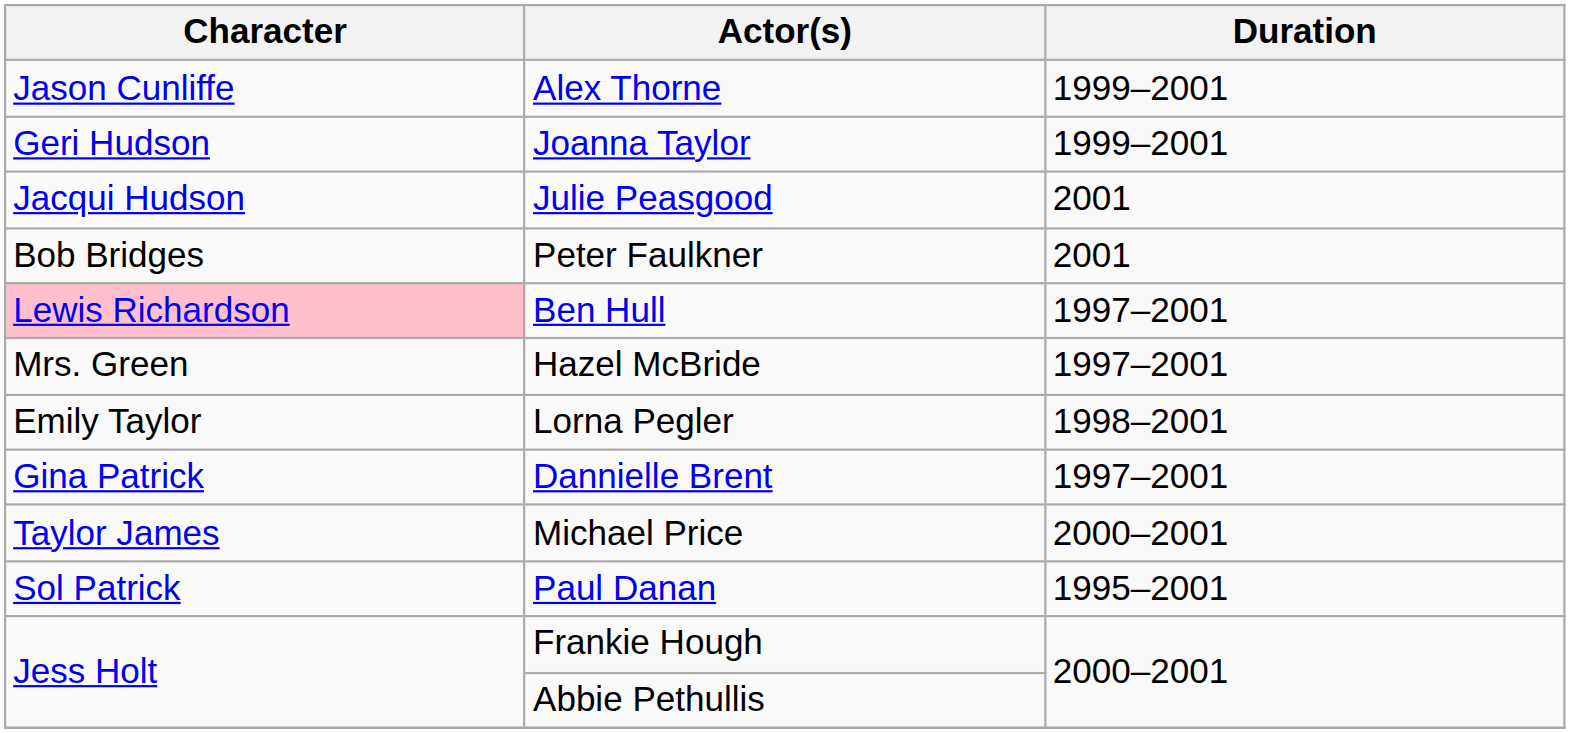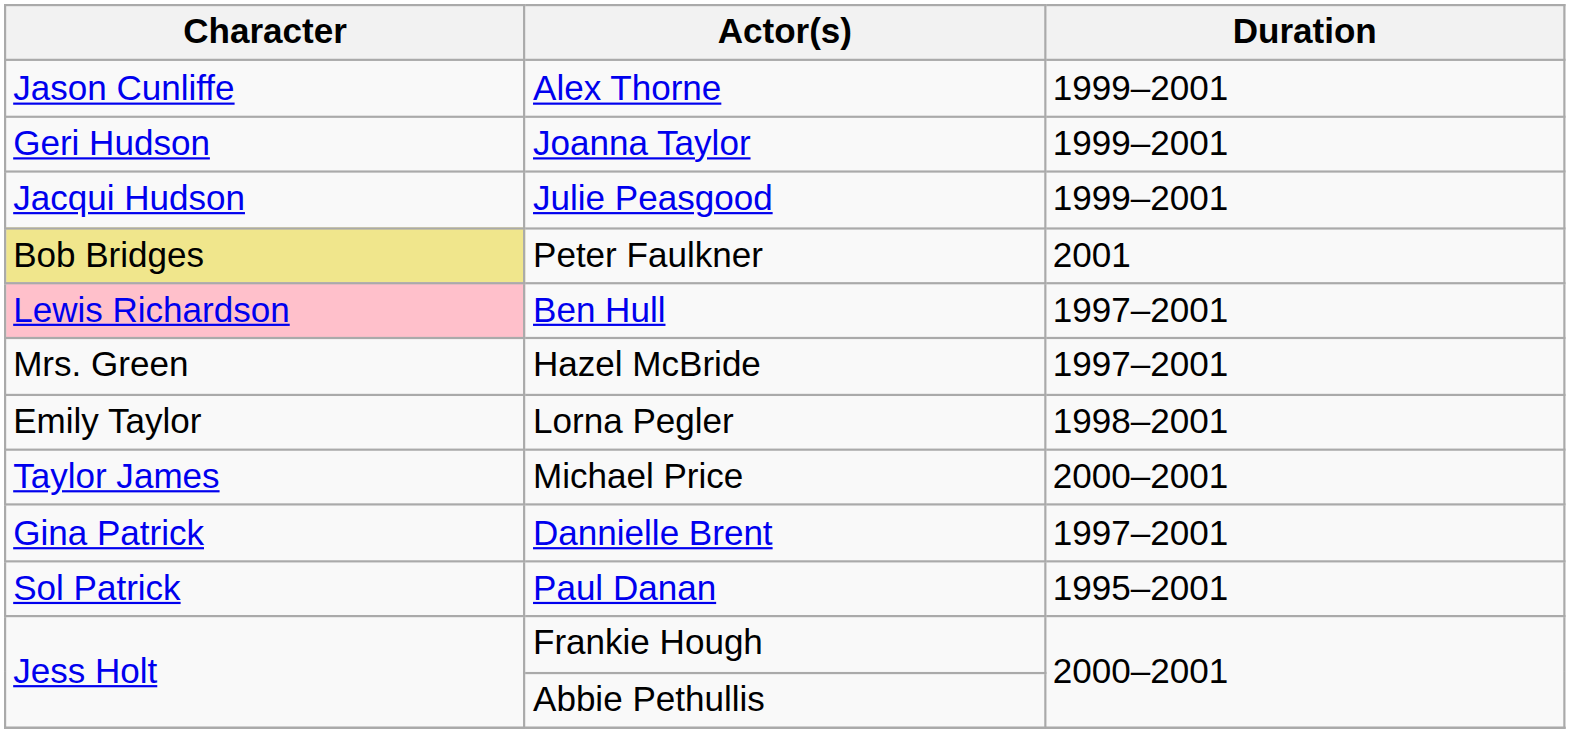(1092, 198) 2001 -> (1141, 198) 1999–2001
(109, 254) no background -> (109, 254) khaki background
rows swapped: (653, 476) <-> (638, 532)
